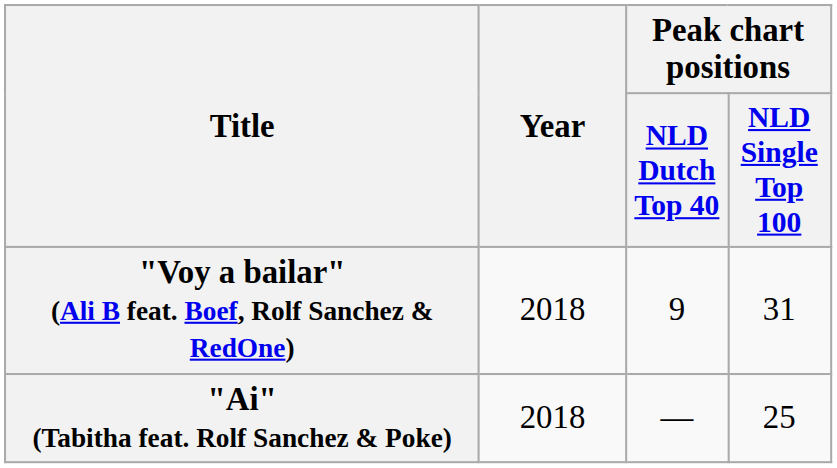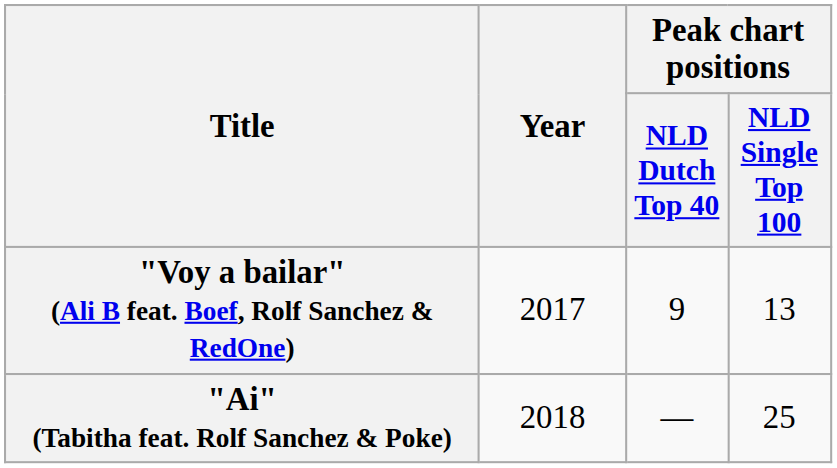(553, 309) 2018 -> (553, 309) 2017
(779, 309) 31 -> (779, 309) 13
